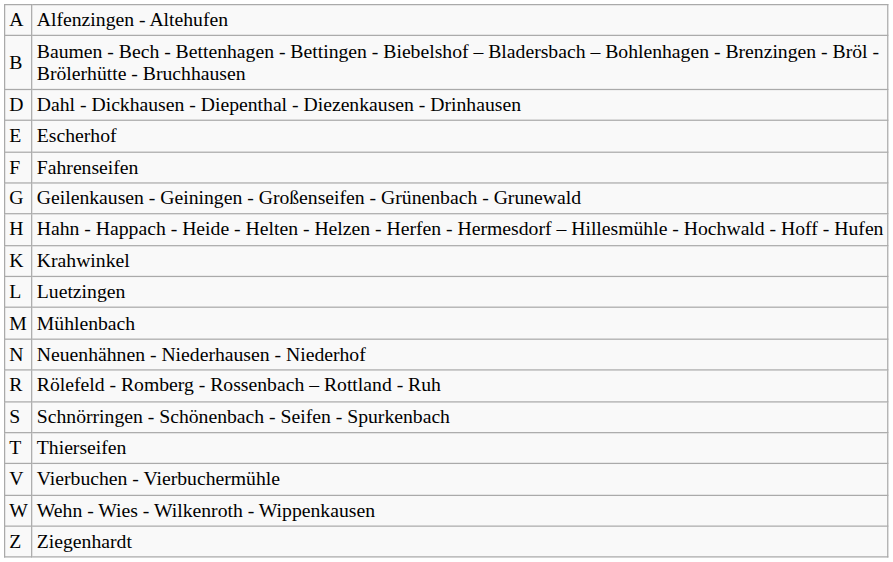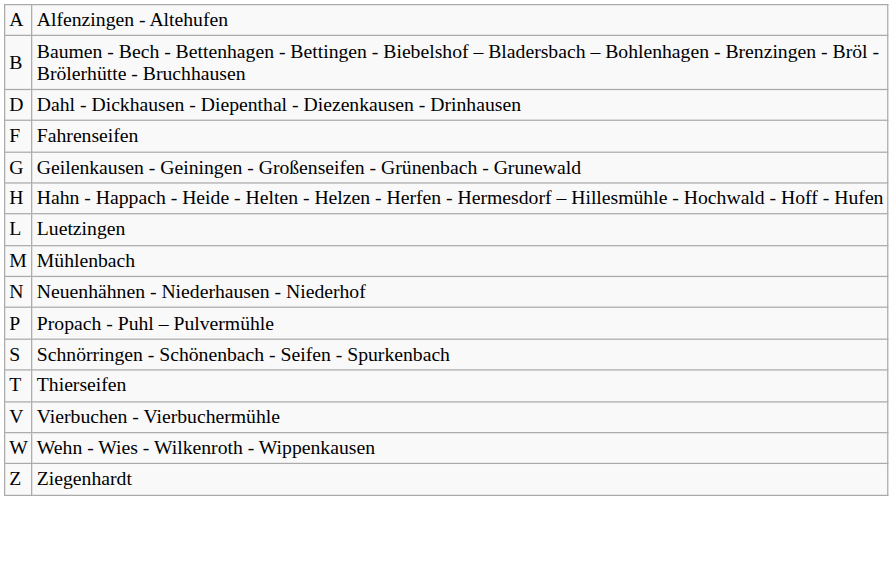- row: (77, 135)
- row: (83, 260)
+ row: (155, 323)
- row: (239, 385)
